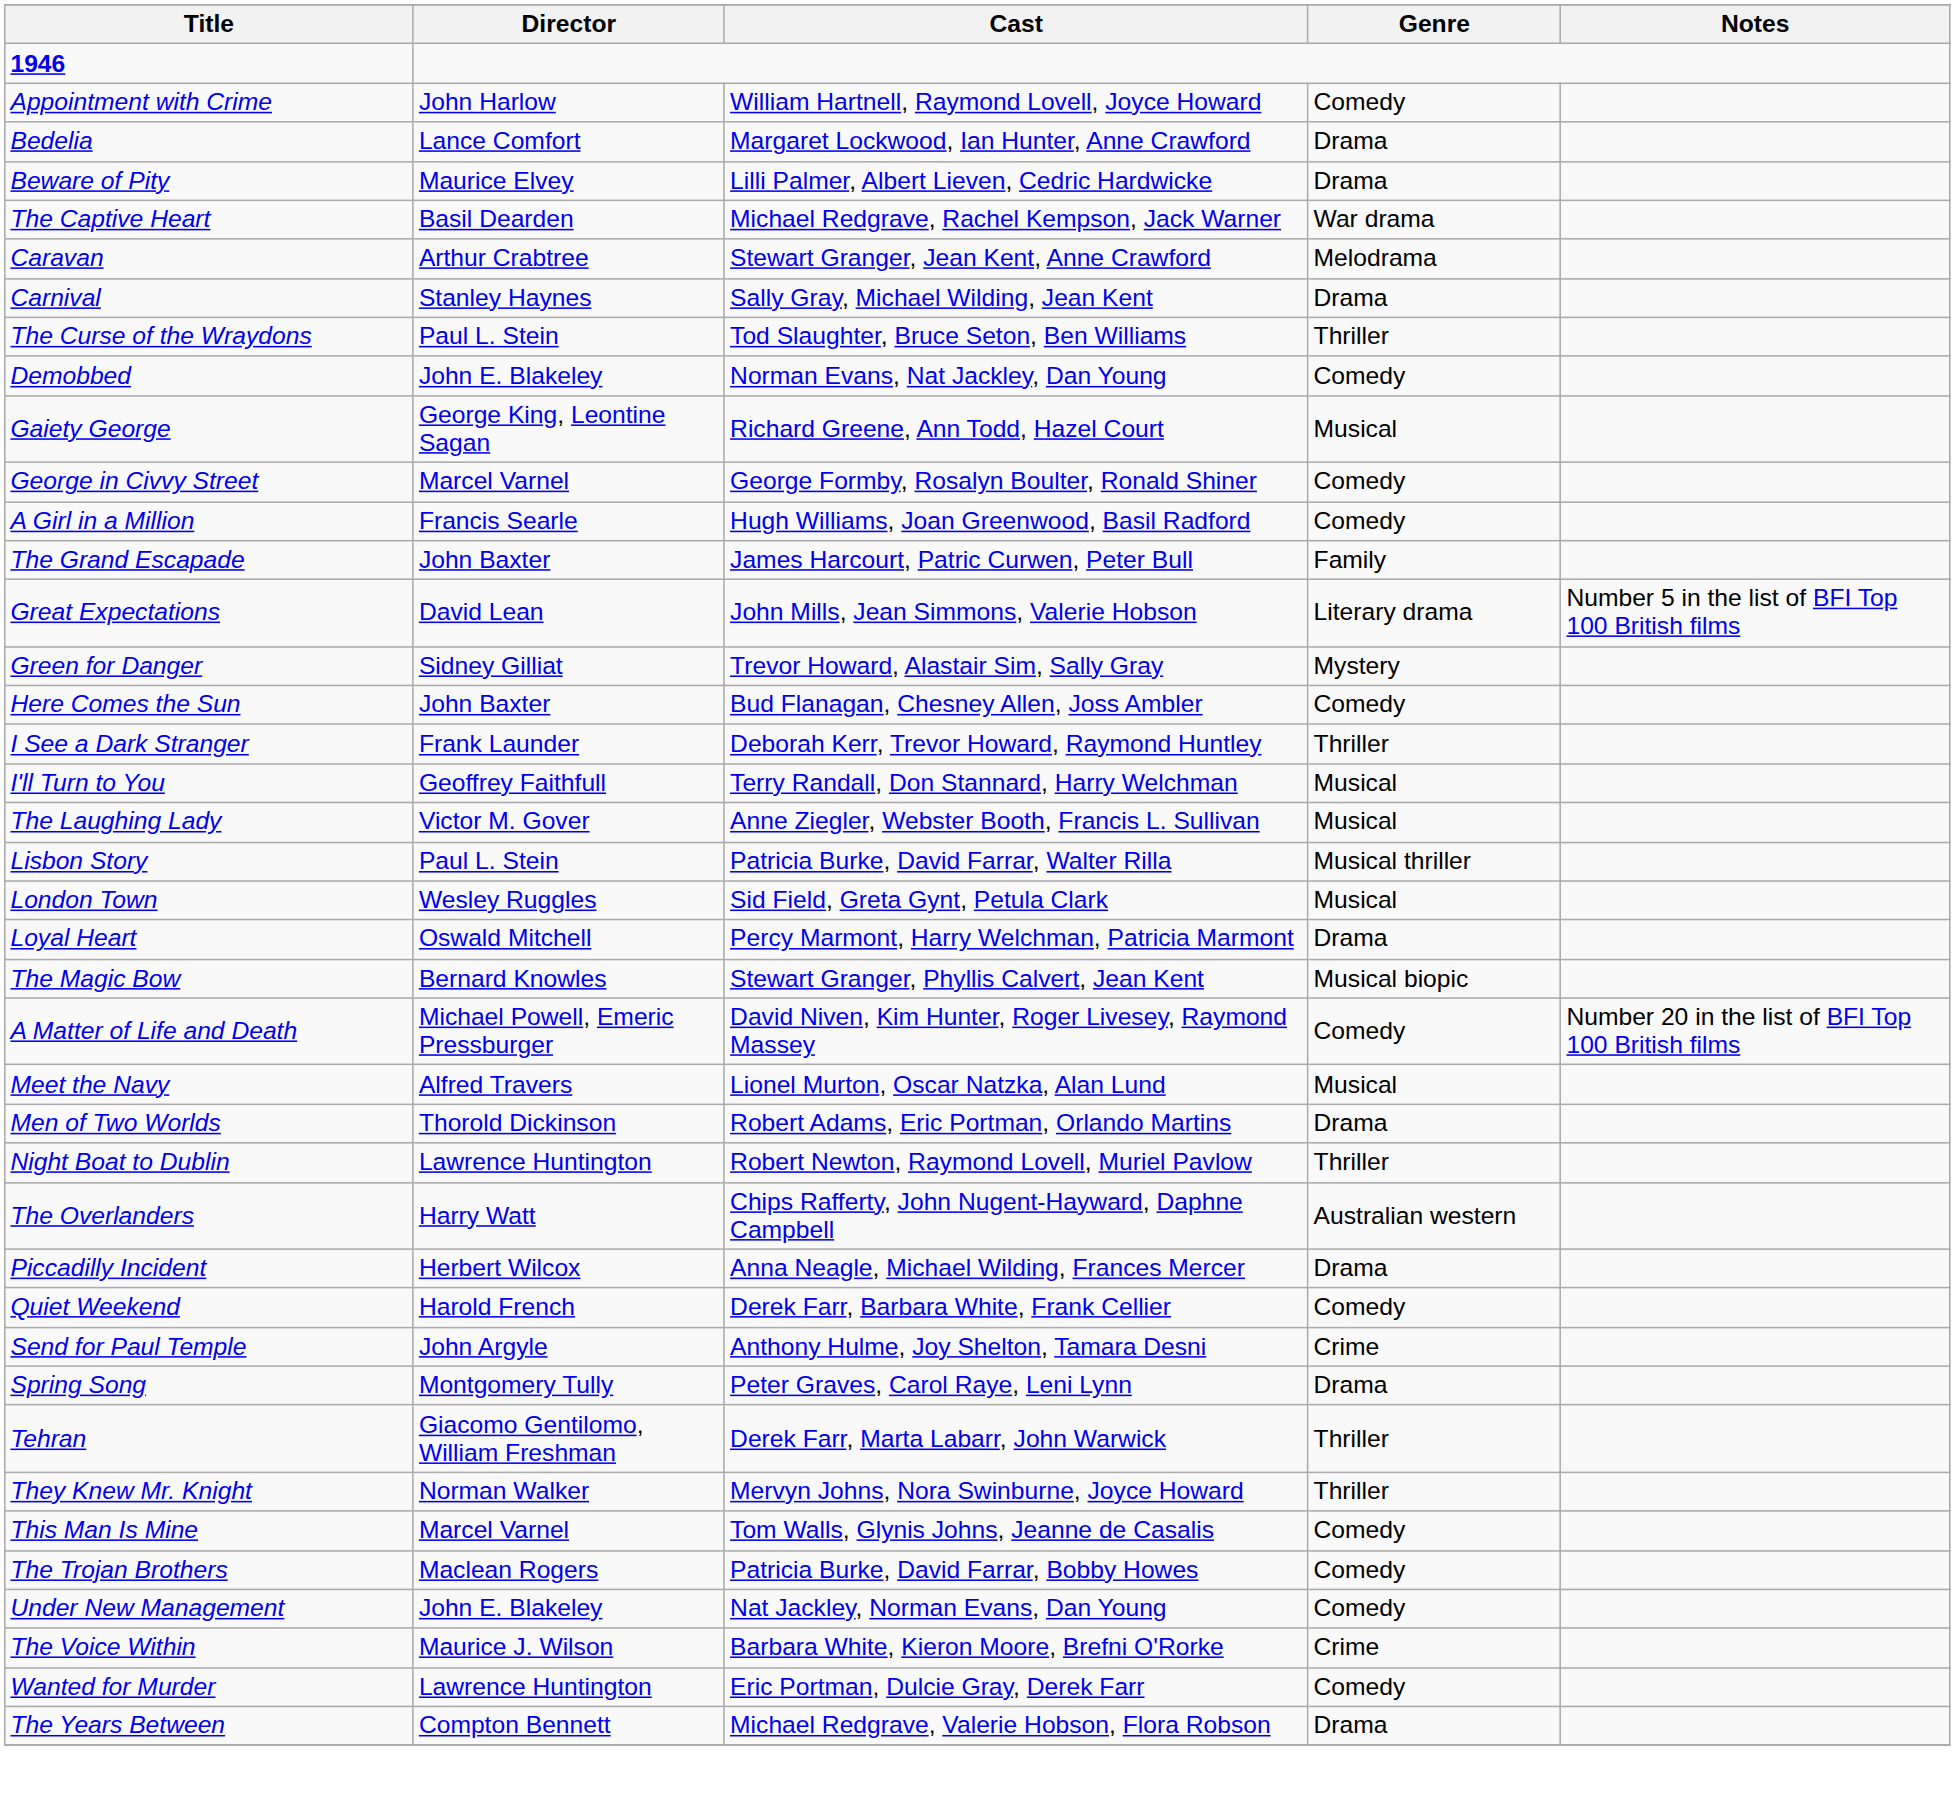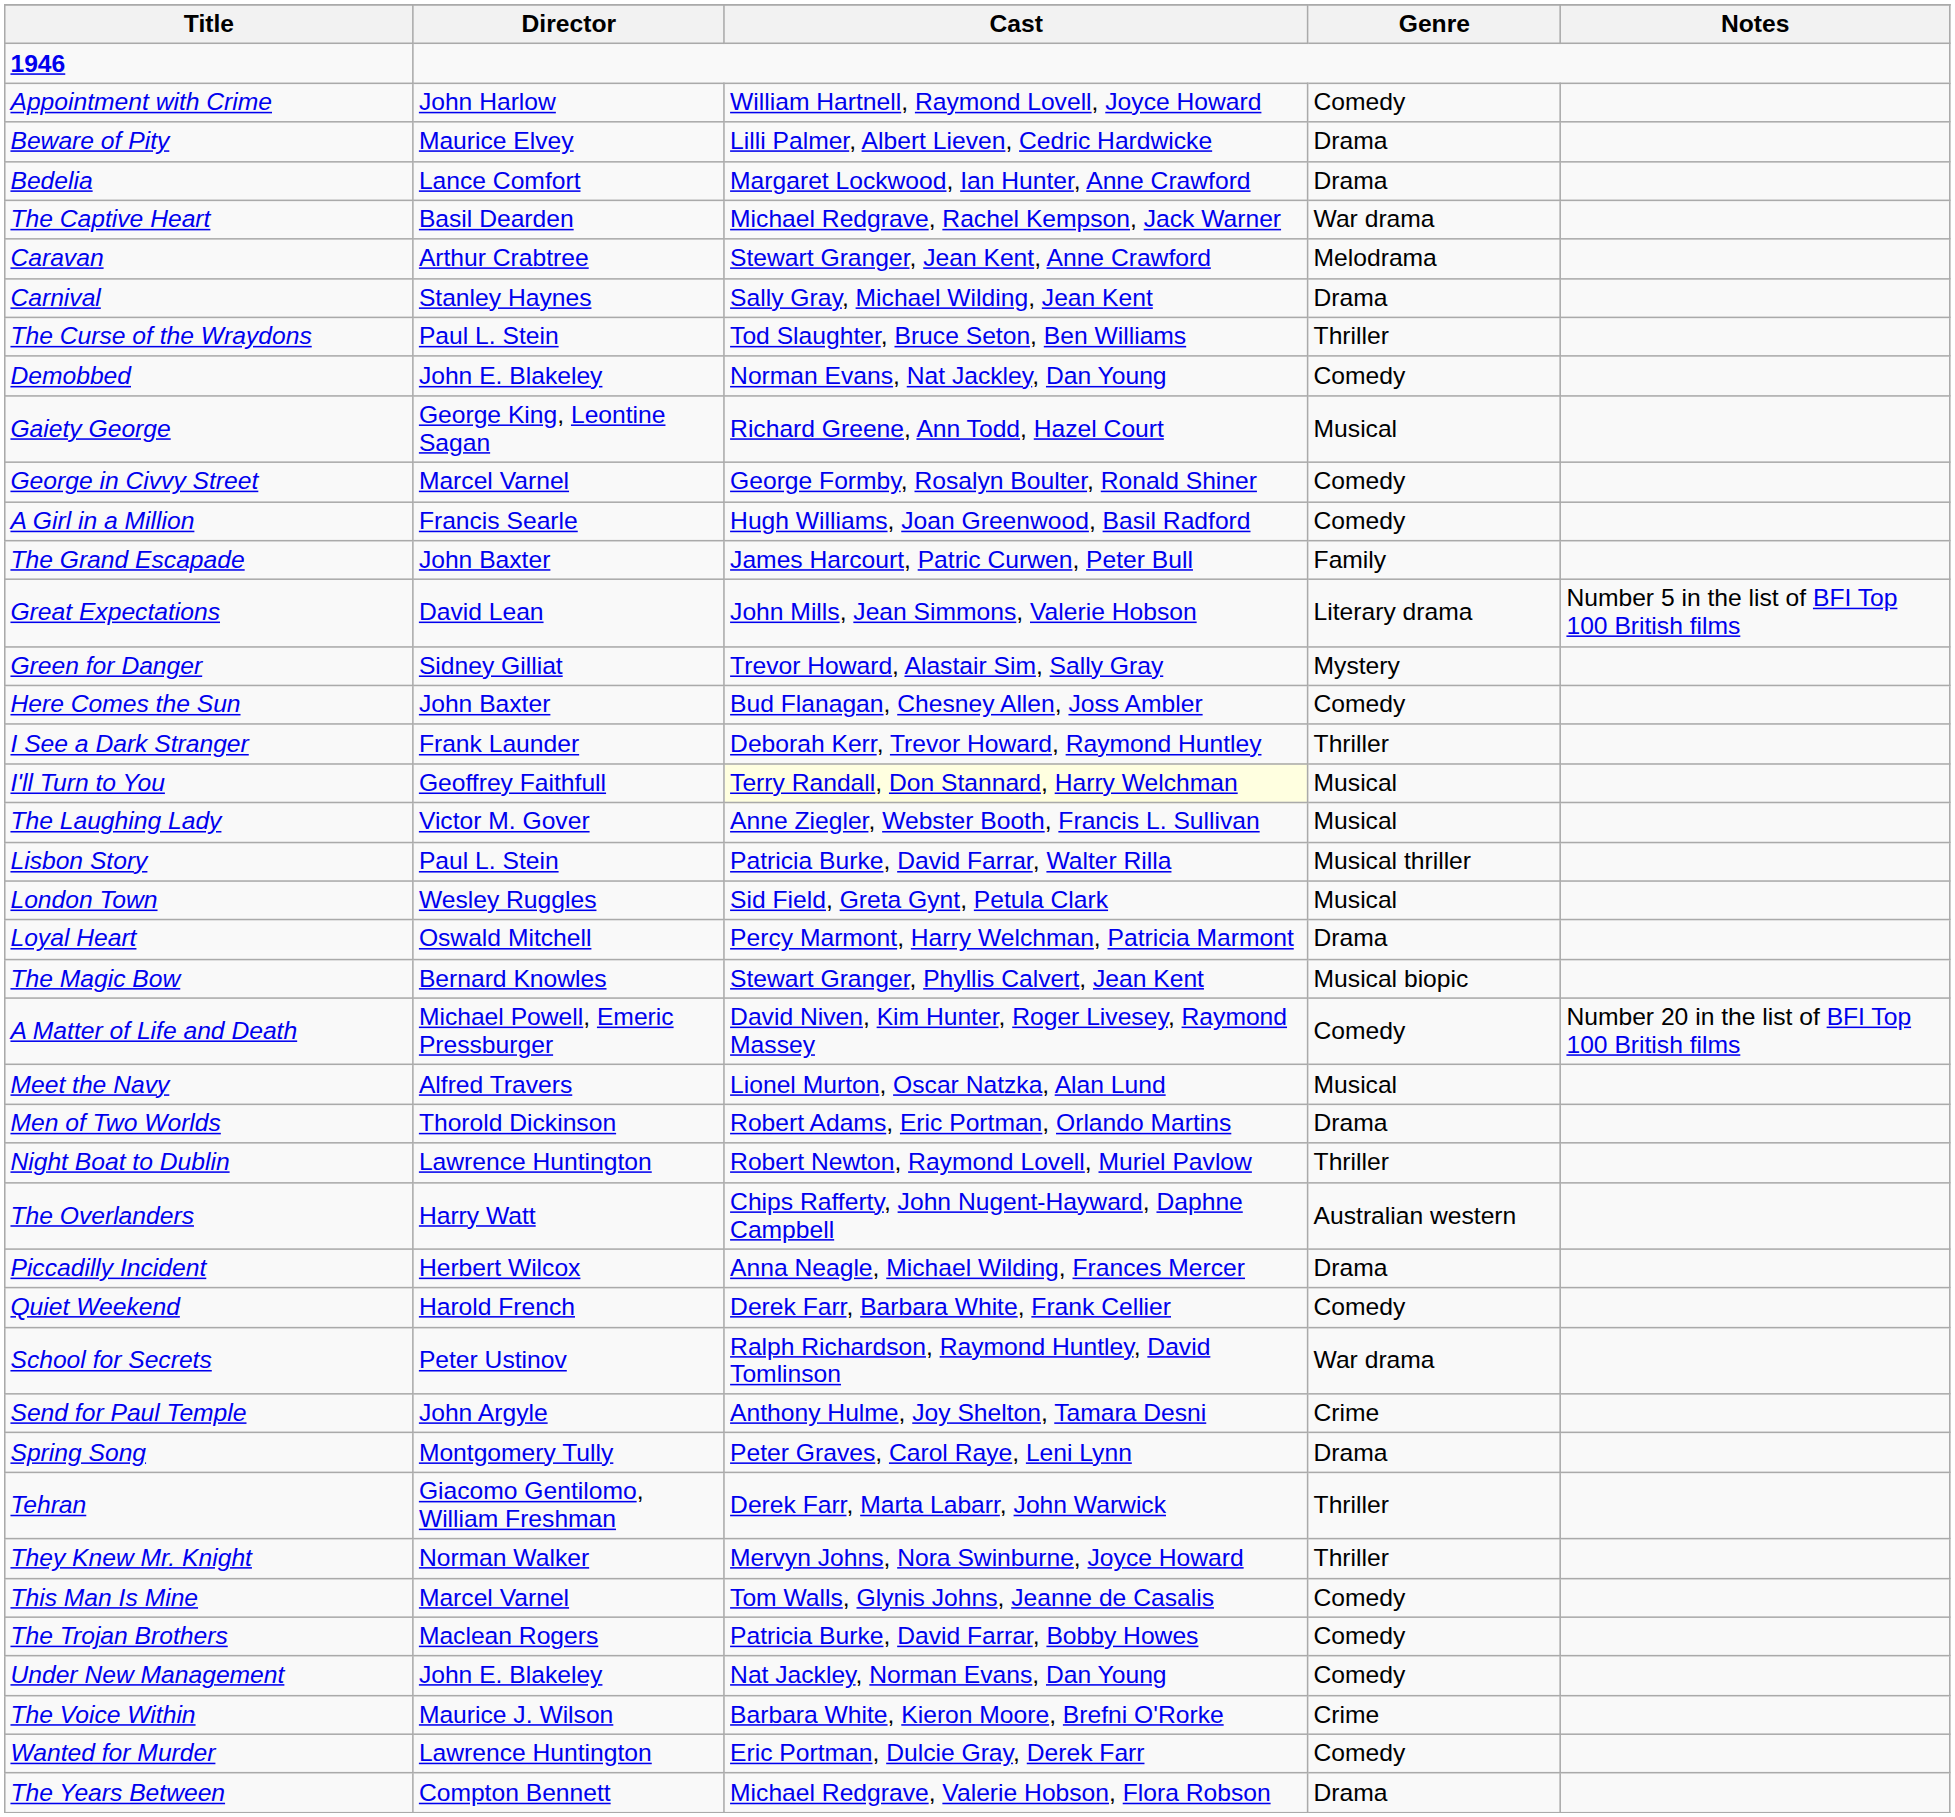rows swapped: (52, 141) <-> (90, 180)
(984, 782) no background -> (984, 782) lightyellow background
+ row: (111, 1360)
